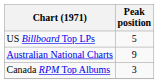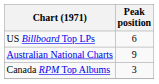(134, 39) 5 -> (134, 39) 6
